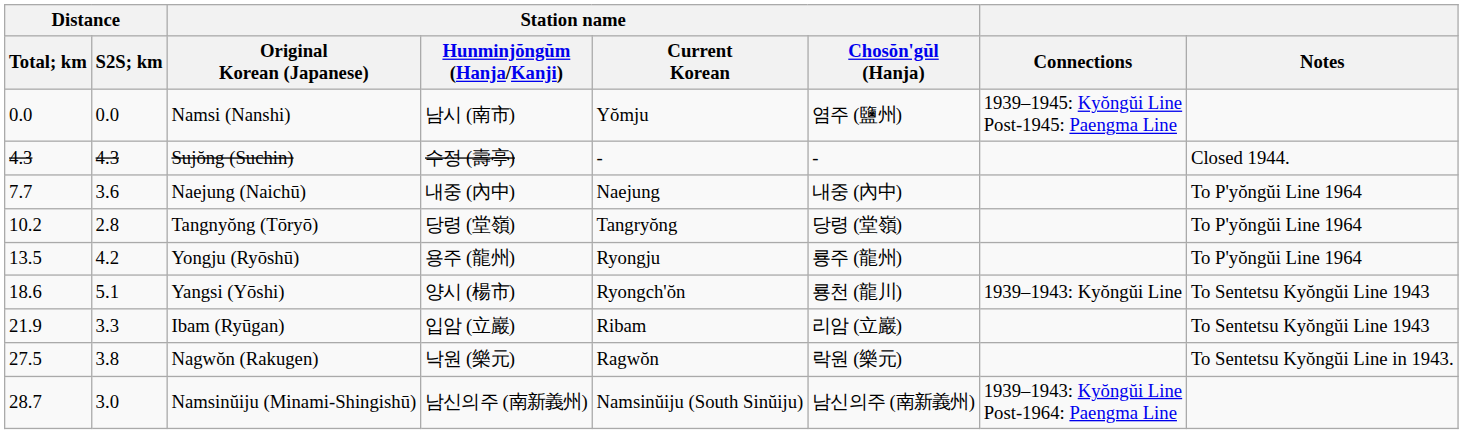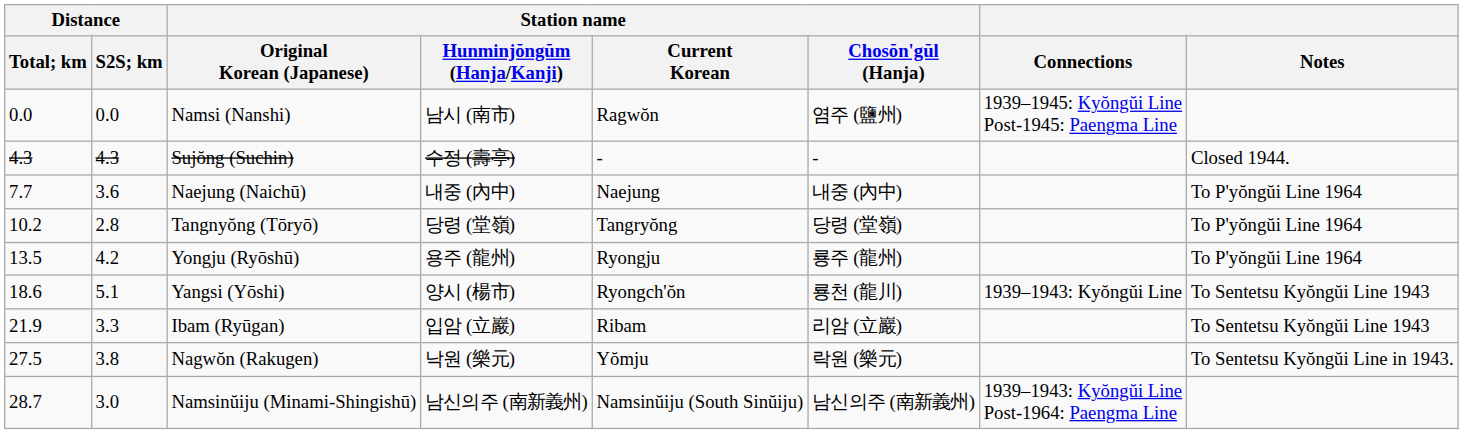(623, 115) Yŏmju -> (628, 115) Ragwŏn
(628, 359) Ragwŏn -> (623, 359) Yŏmju
